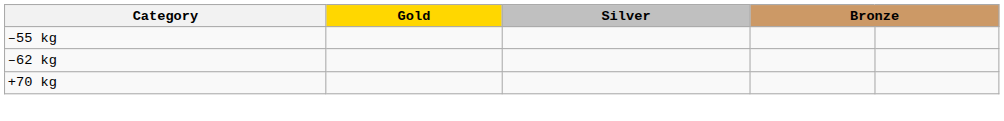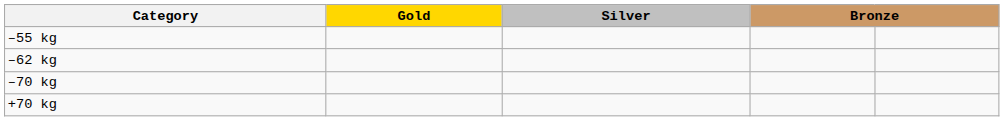+ row: (32, 82)
